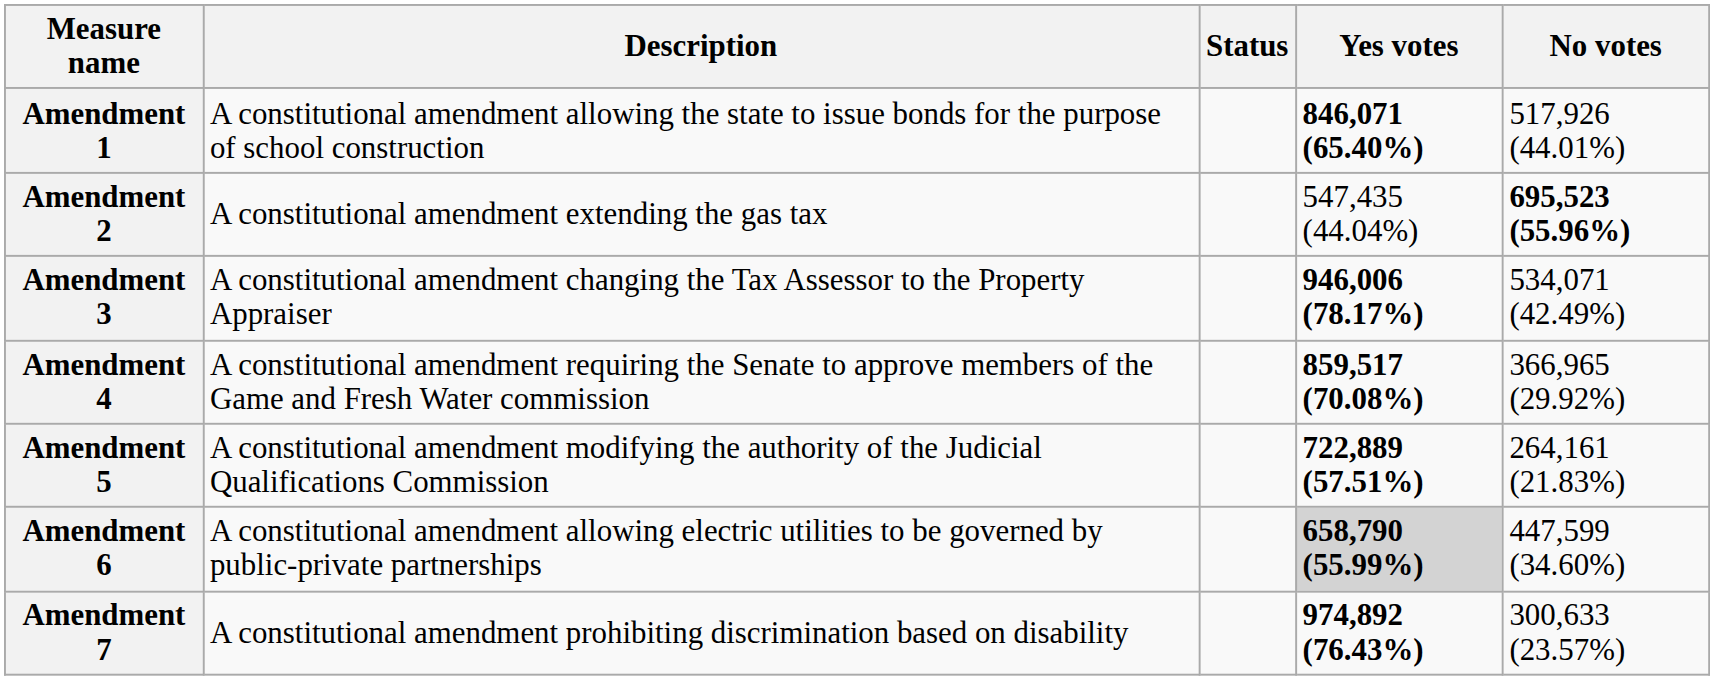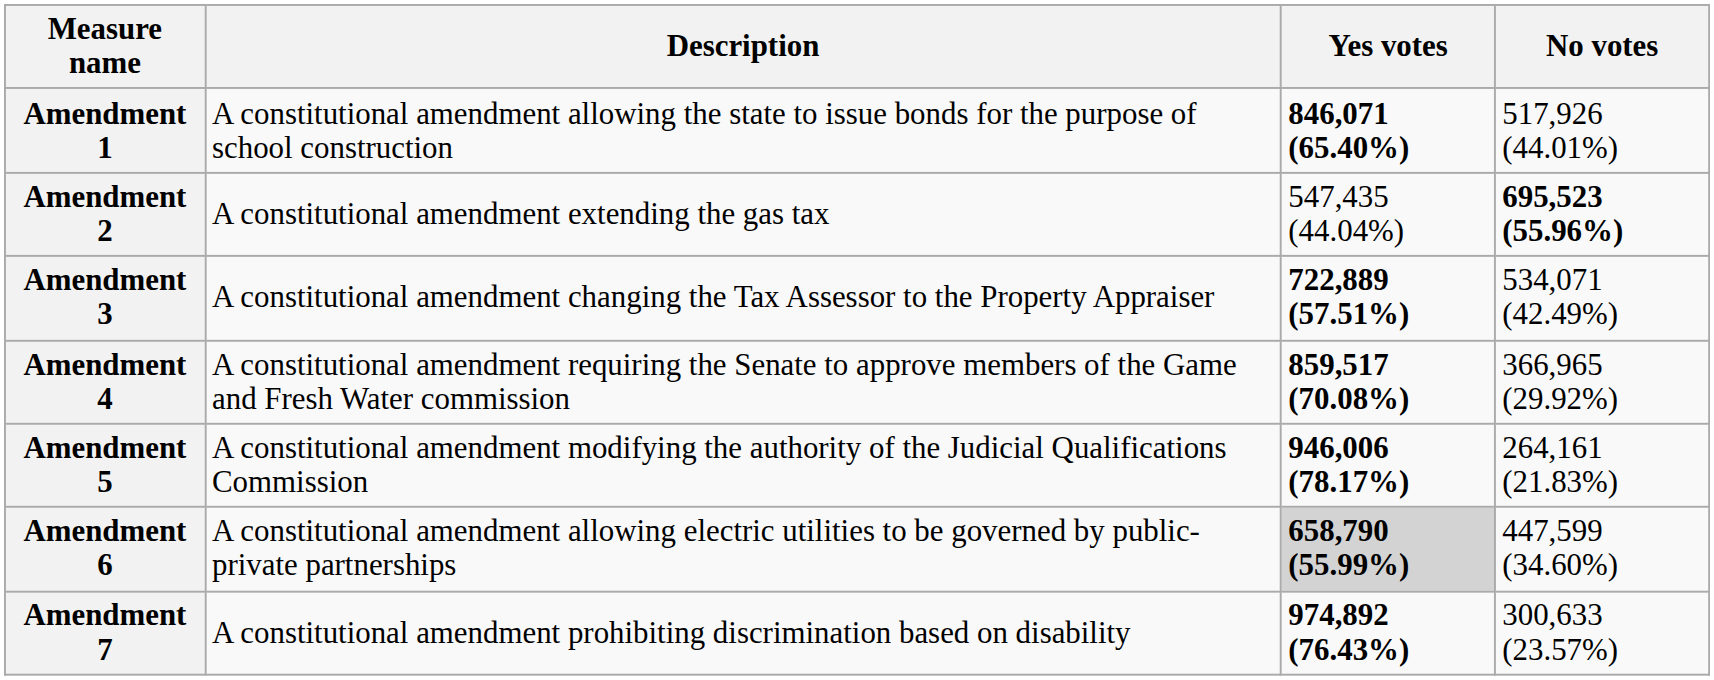- column: (1247, 46)
(1363, 297) 946,006 (78.17%) -> (1349, 297) 722,889 (57.51%)
(1363, 464) 722,889 (57.51%) -> (1349, 464) 946,006 (78.17%)
